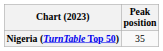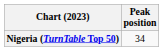(140, 38) 35 -> (140, 38) 34
